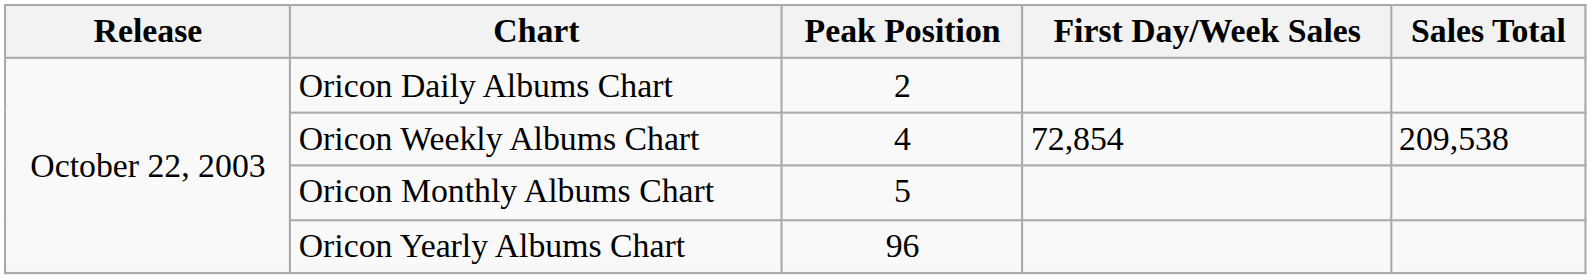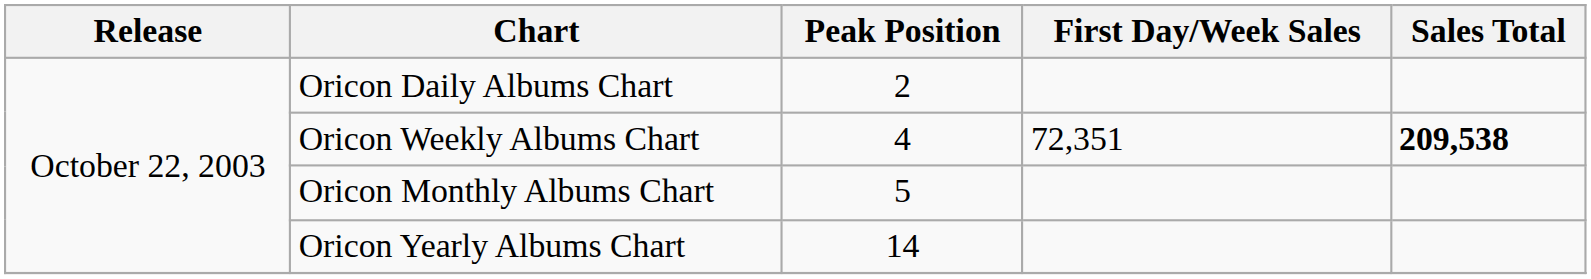(1077, 138) 72,854 -> (1077, 138) 72,351
(1454, 138) normal -> (1454, 138) bold
(903, 245) 96 -> (903, 245) 14
